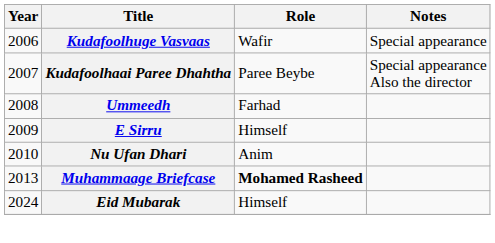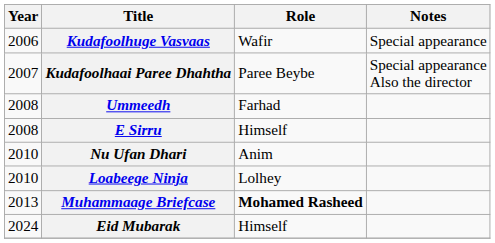(23, 130) 2009 -> (23, 130) 2008
+ row: (138, 178)
